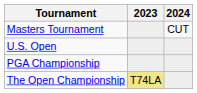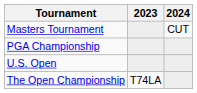rows swapped: (53, 63) <-> (32, 47)
(146, 80) khaki background -> (146, 80) no background
